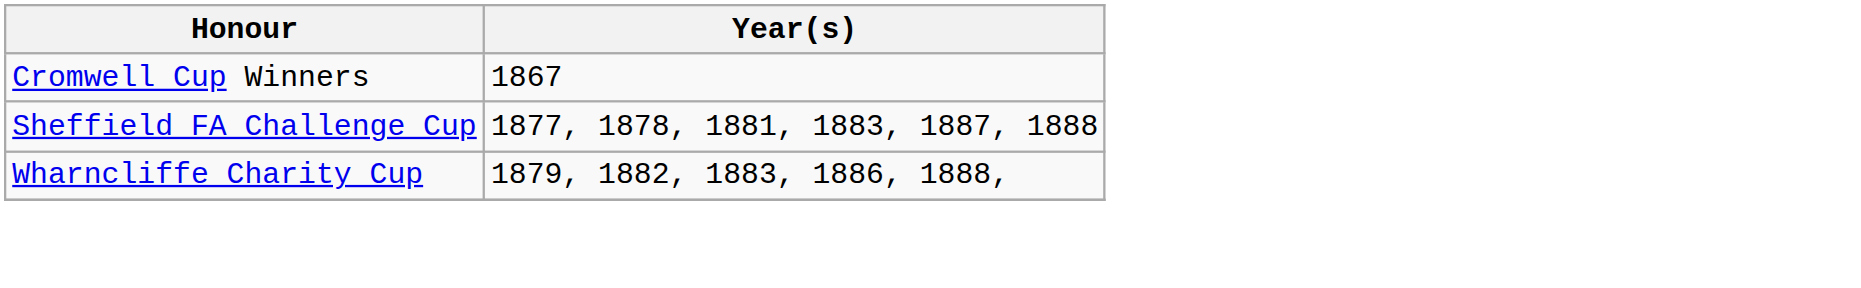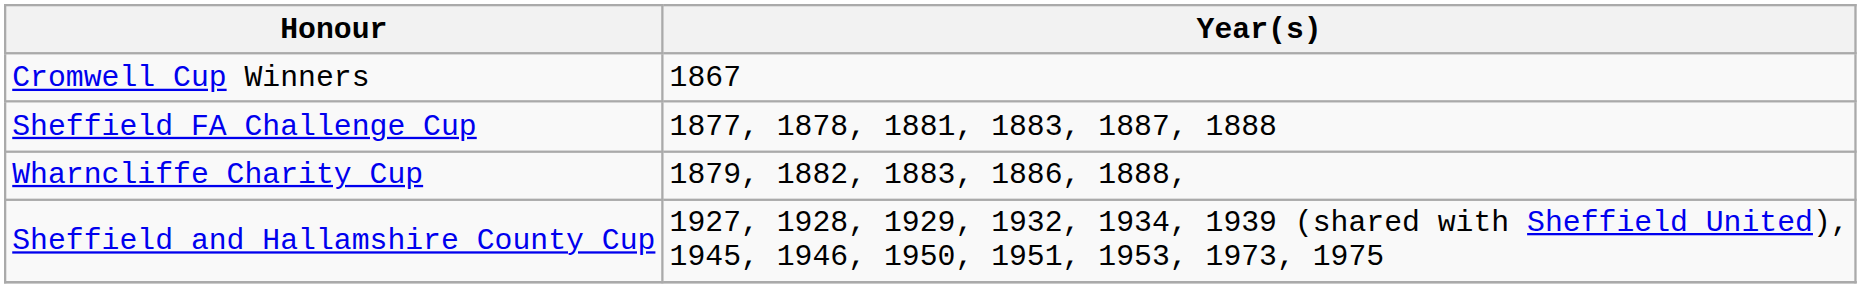+ row: (334, 241)
